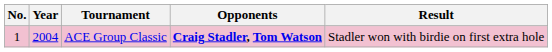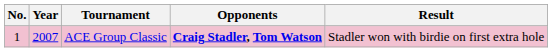(45, 36) 2004 -> (45, 36) 2007
